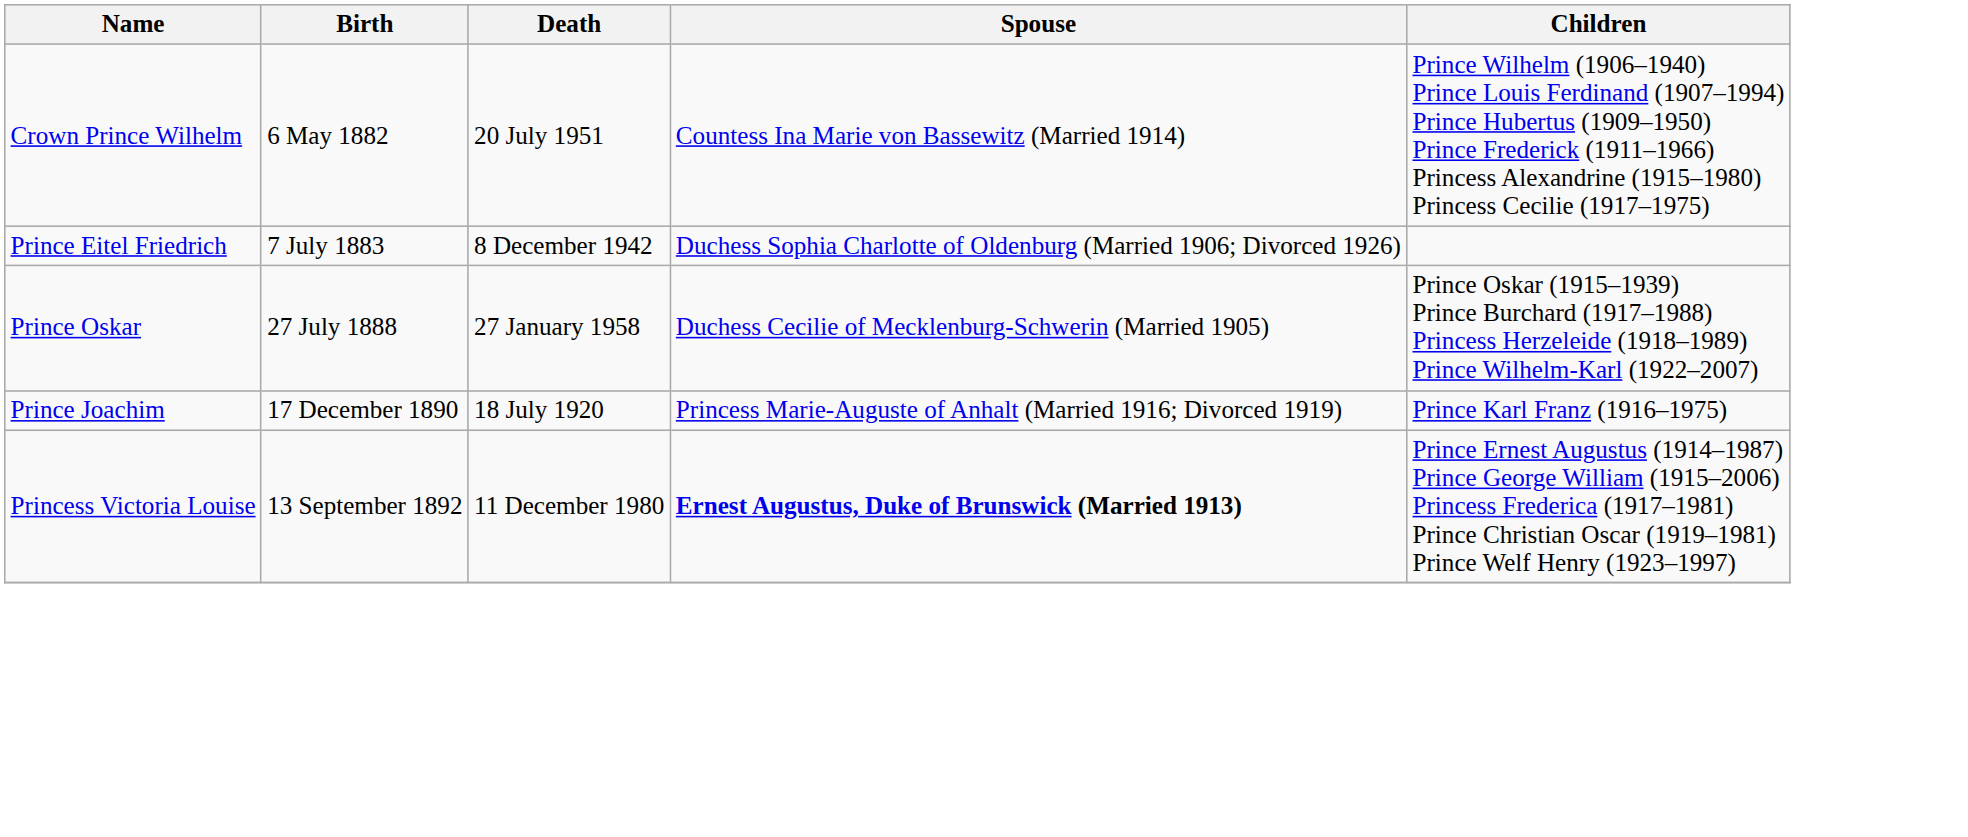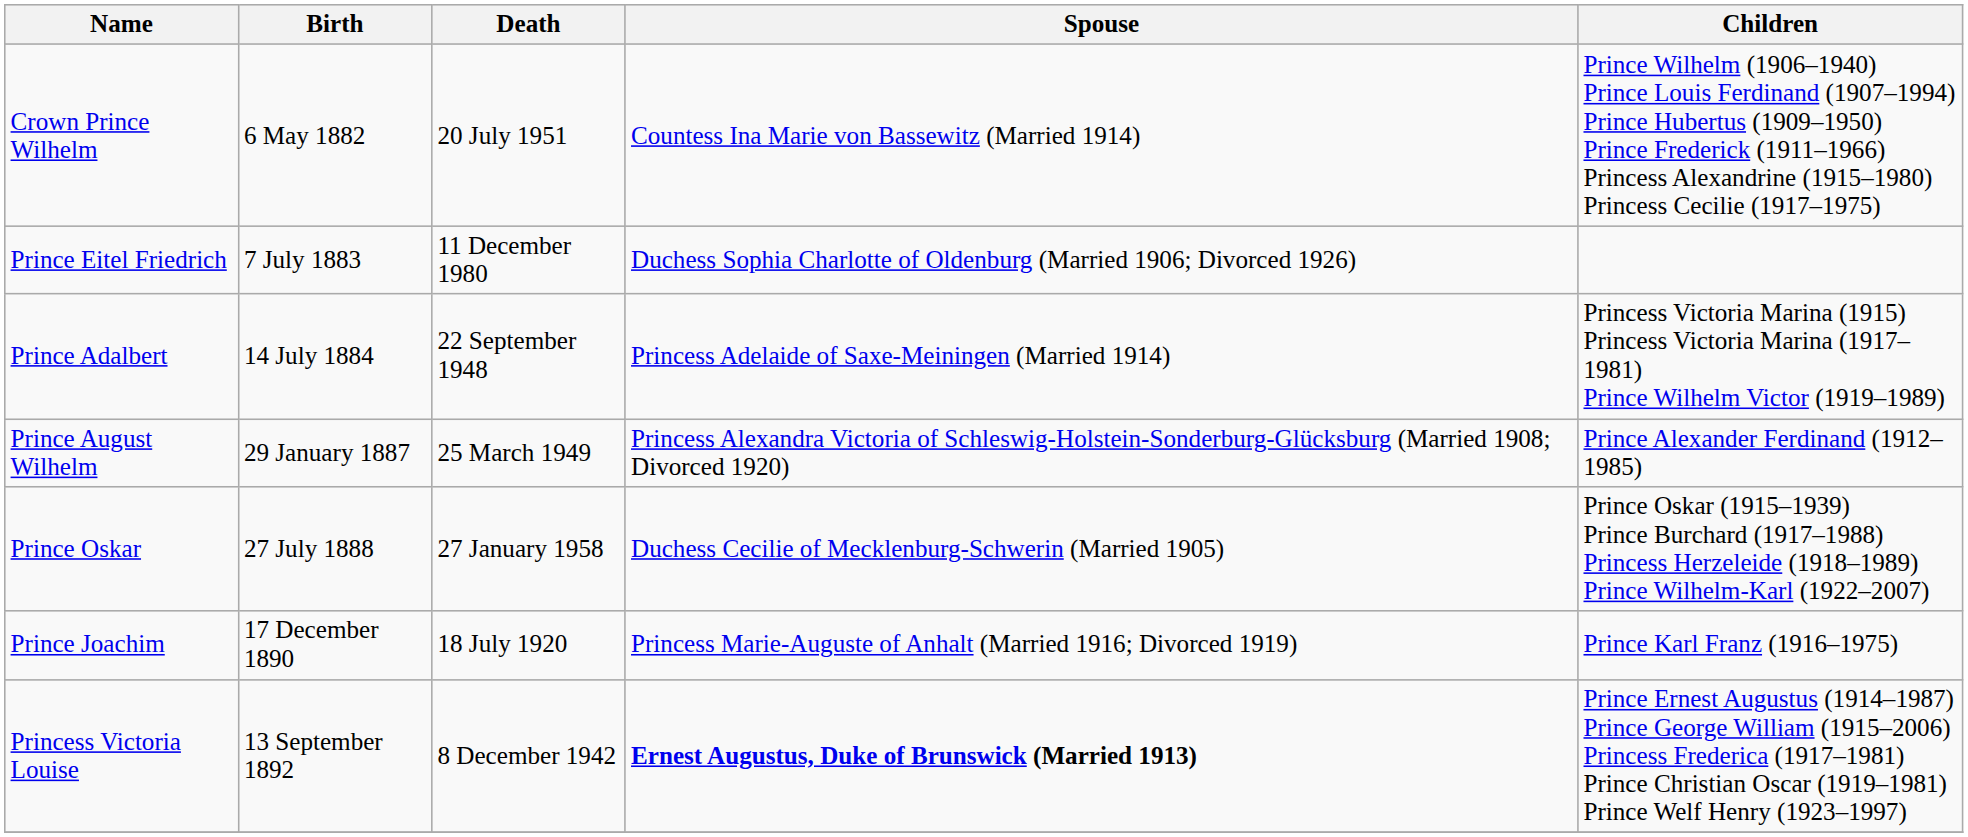(563, 245) 8 December 1942 -> (504, 259) 11 December 1980
+ row: (89, 355)
+ row: (81, 452)
(569, 506) 11 December 1980 -> (527, 755) 8 December 1942
